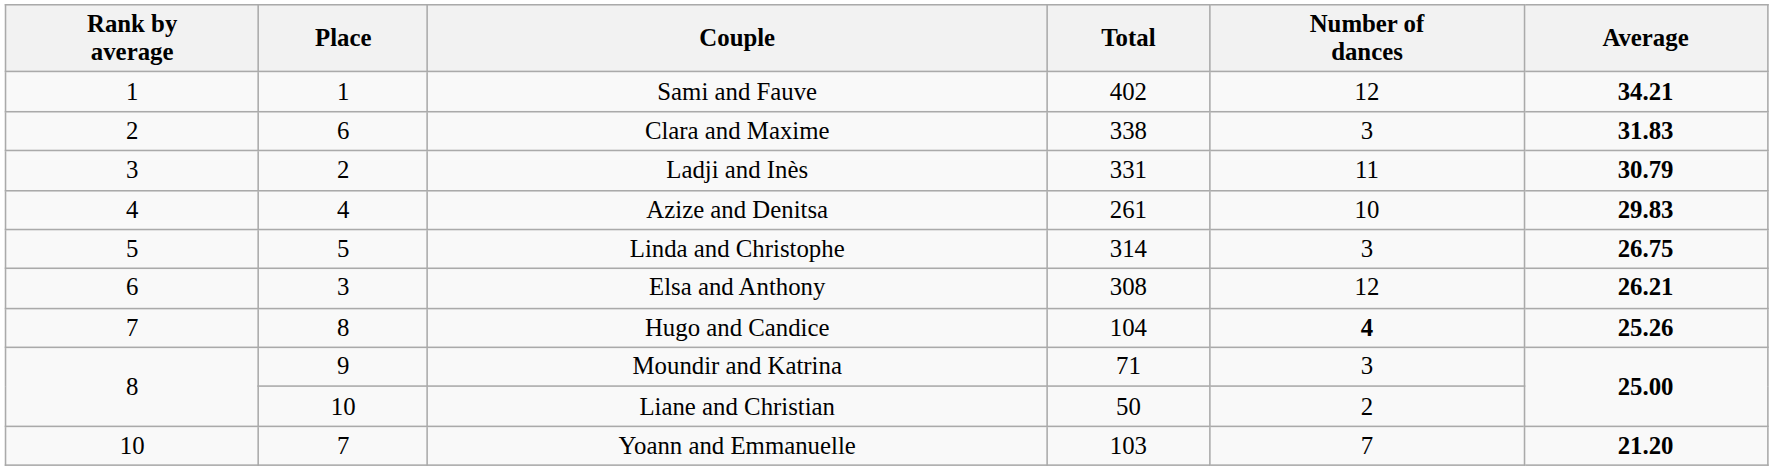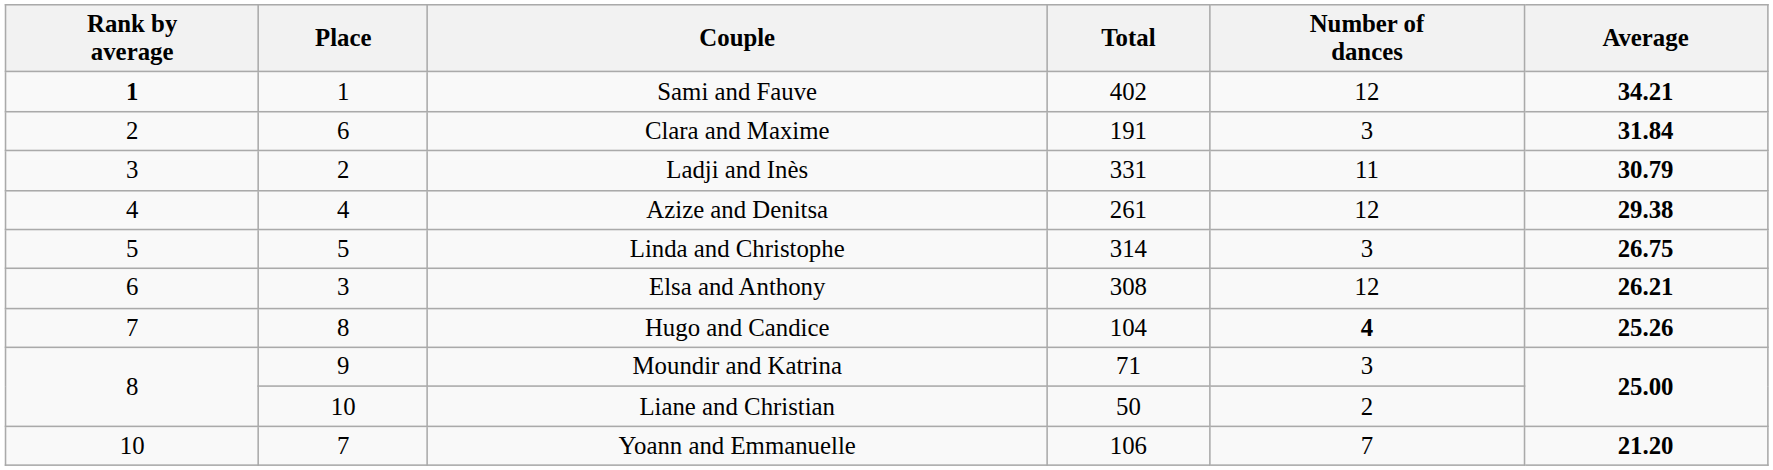(132, 91) normal -> (132, 91) bold
(1128, 130) 338 -> (1128, 130) 191
(1646, 130) 31.83 -> (1646, 130) 31.84
(1367, 209) 10 -> (1367, 209) 12
(1646, 209) 29.83 -> (1646, 209) 29.38
(1128, 445) 103 -> (1128, 445) 106
